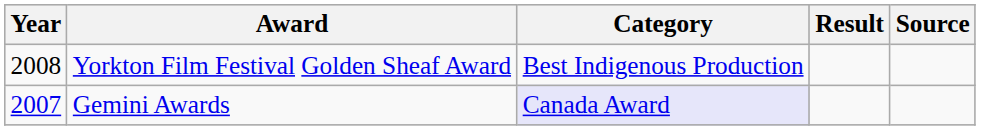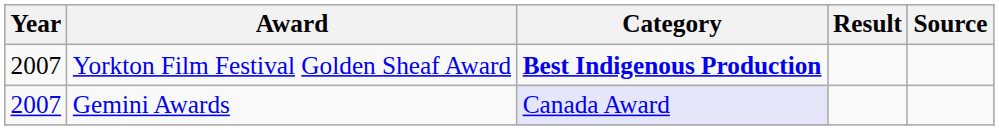(36, 64) 2008 -> (36, 64) 2007
(663, 64) normal -> (672, 64) bold
